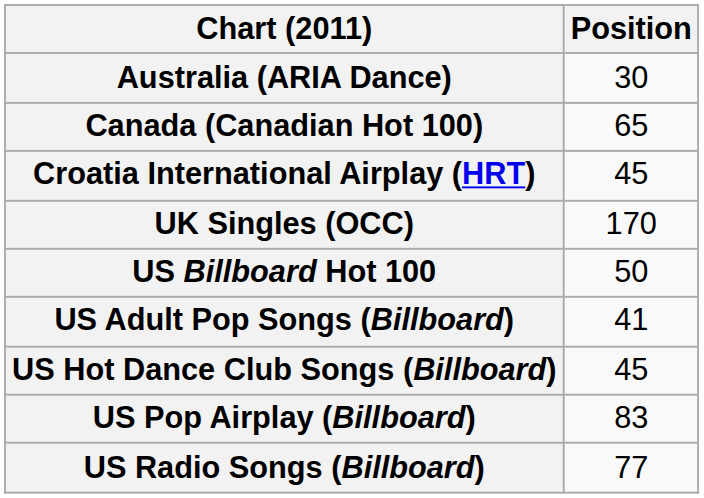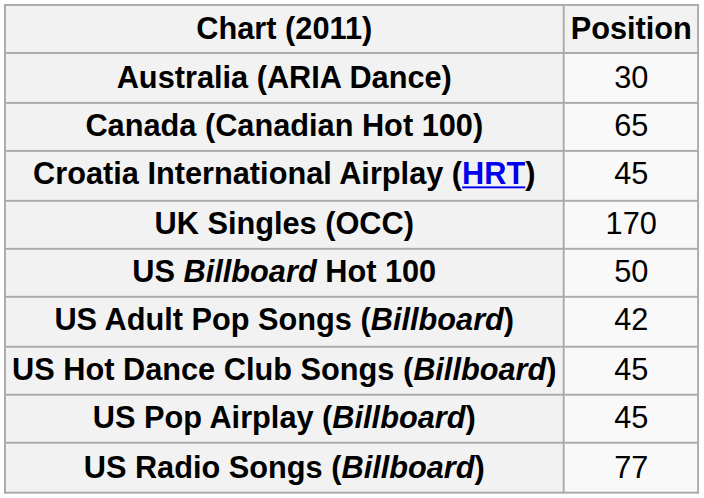(631, 321) 41 -> (631, 321) 42
(631, 418) 83 -> (631, 418) 45
